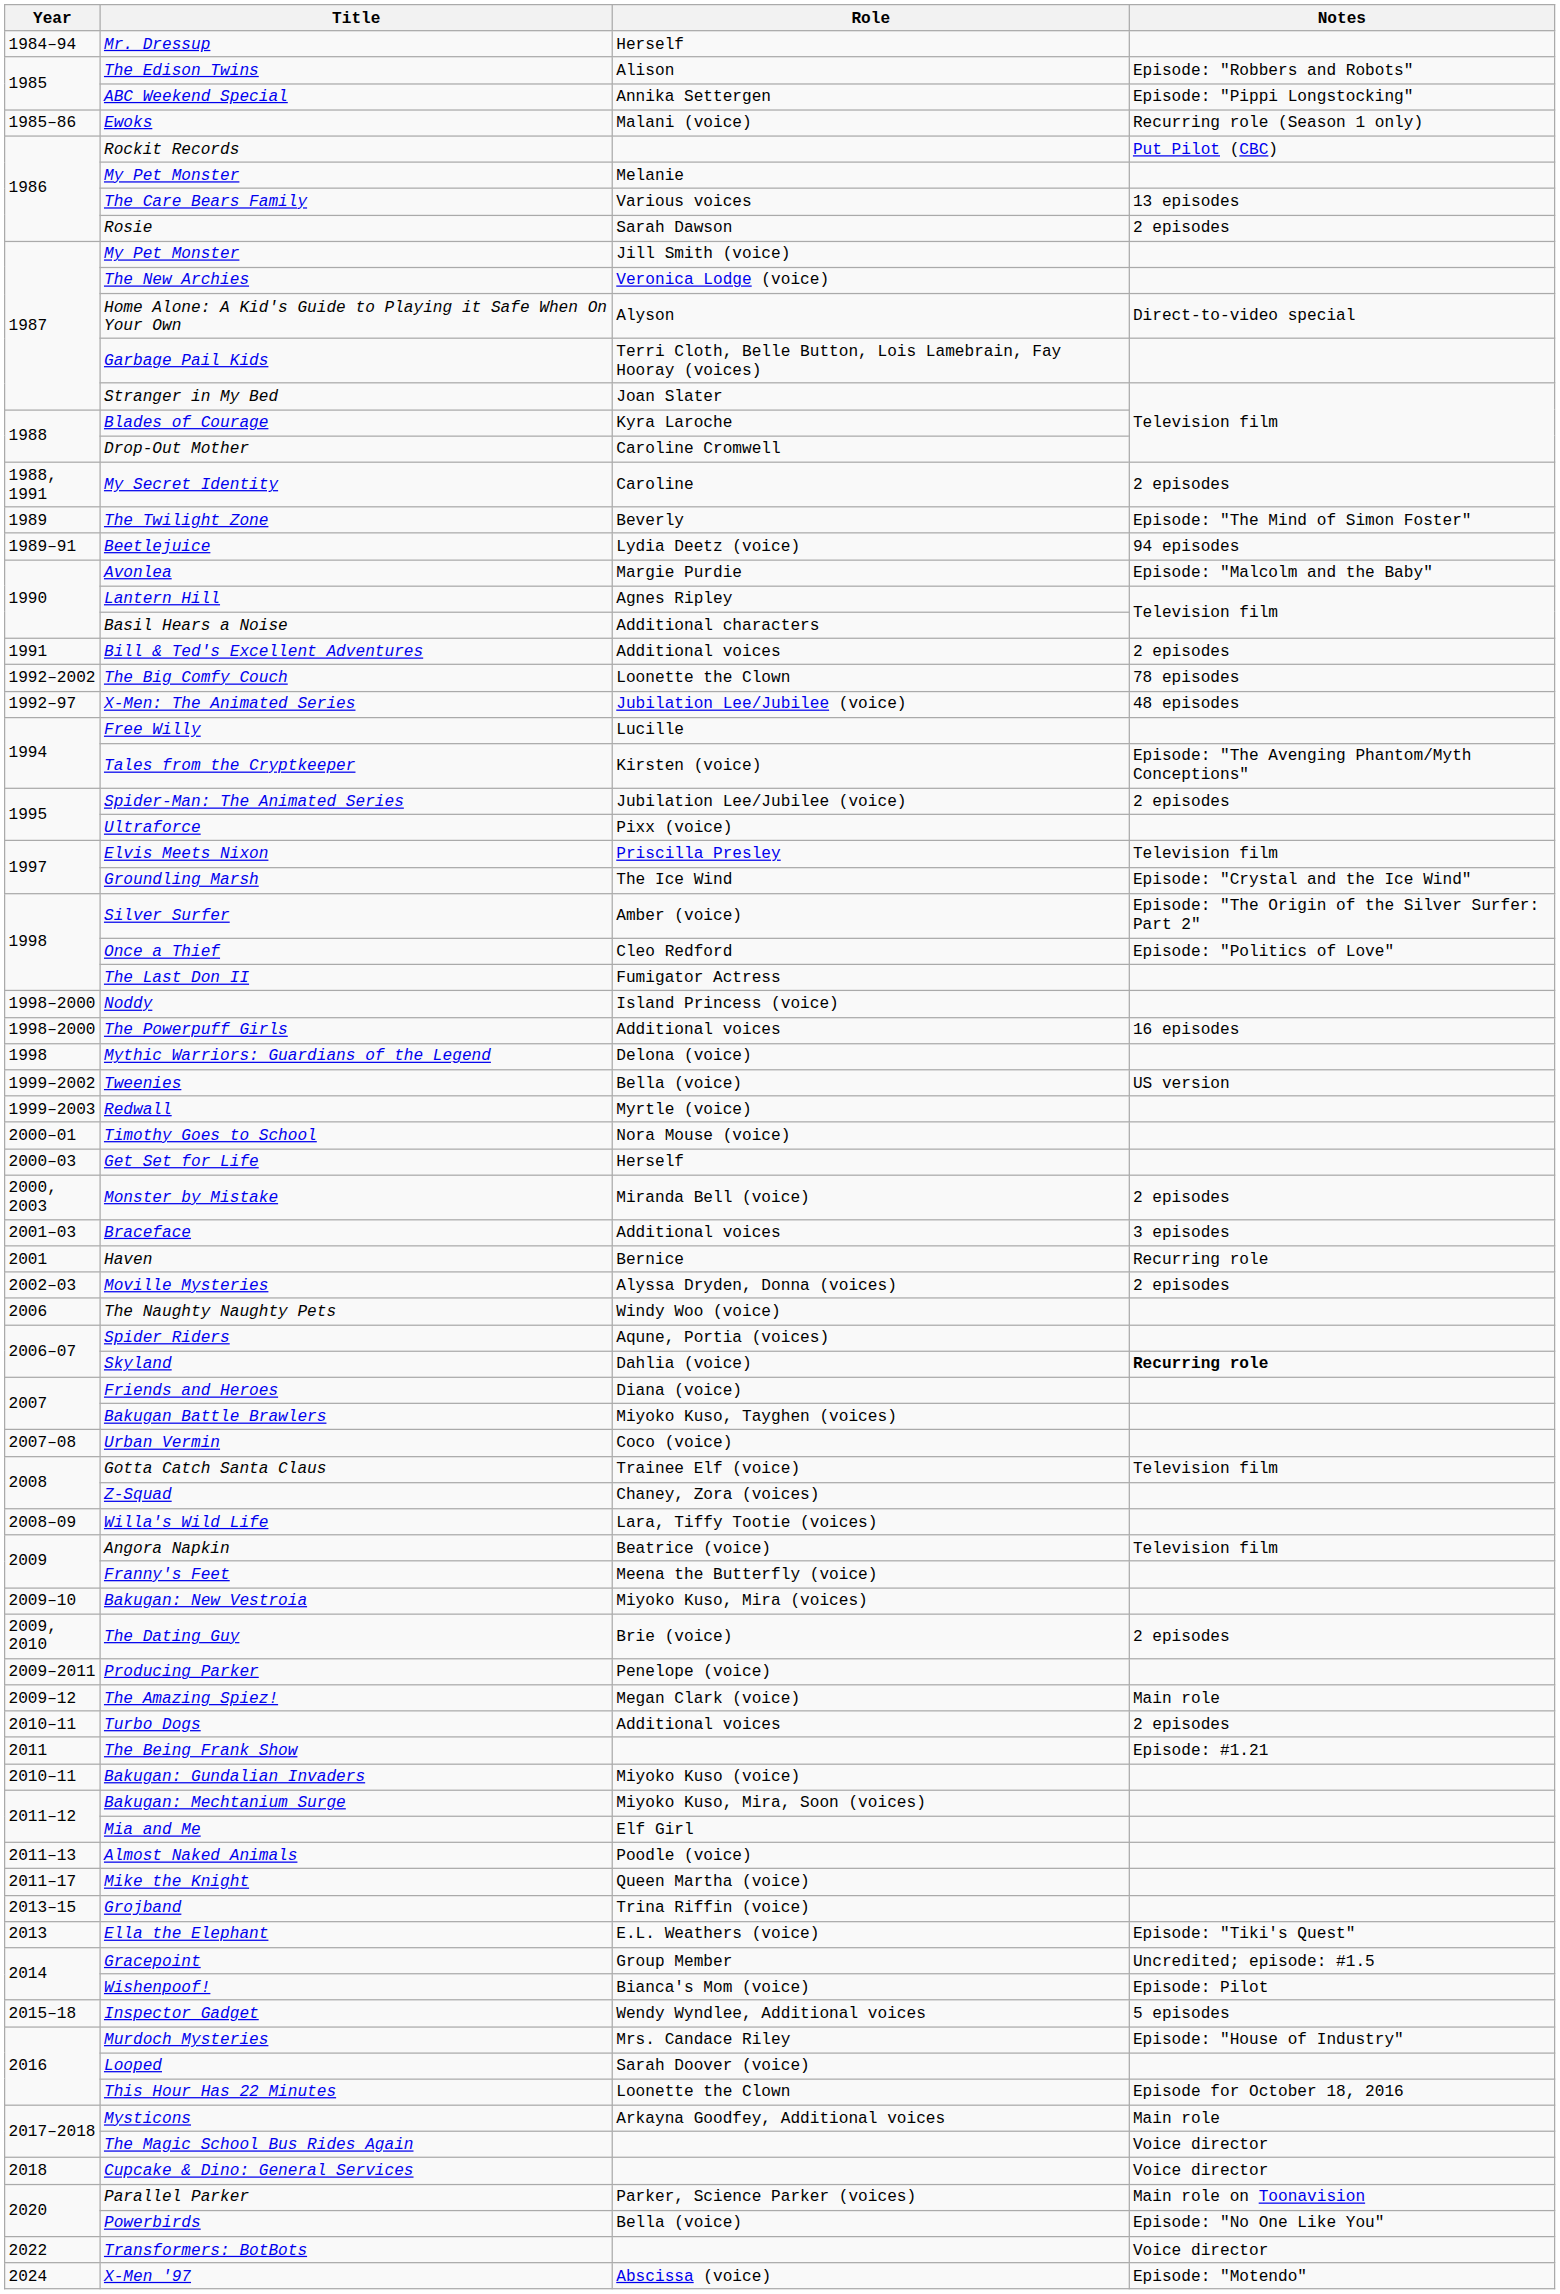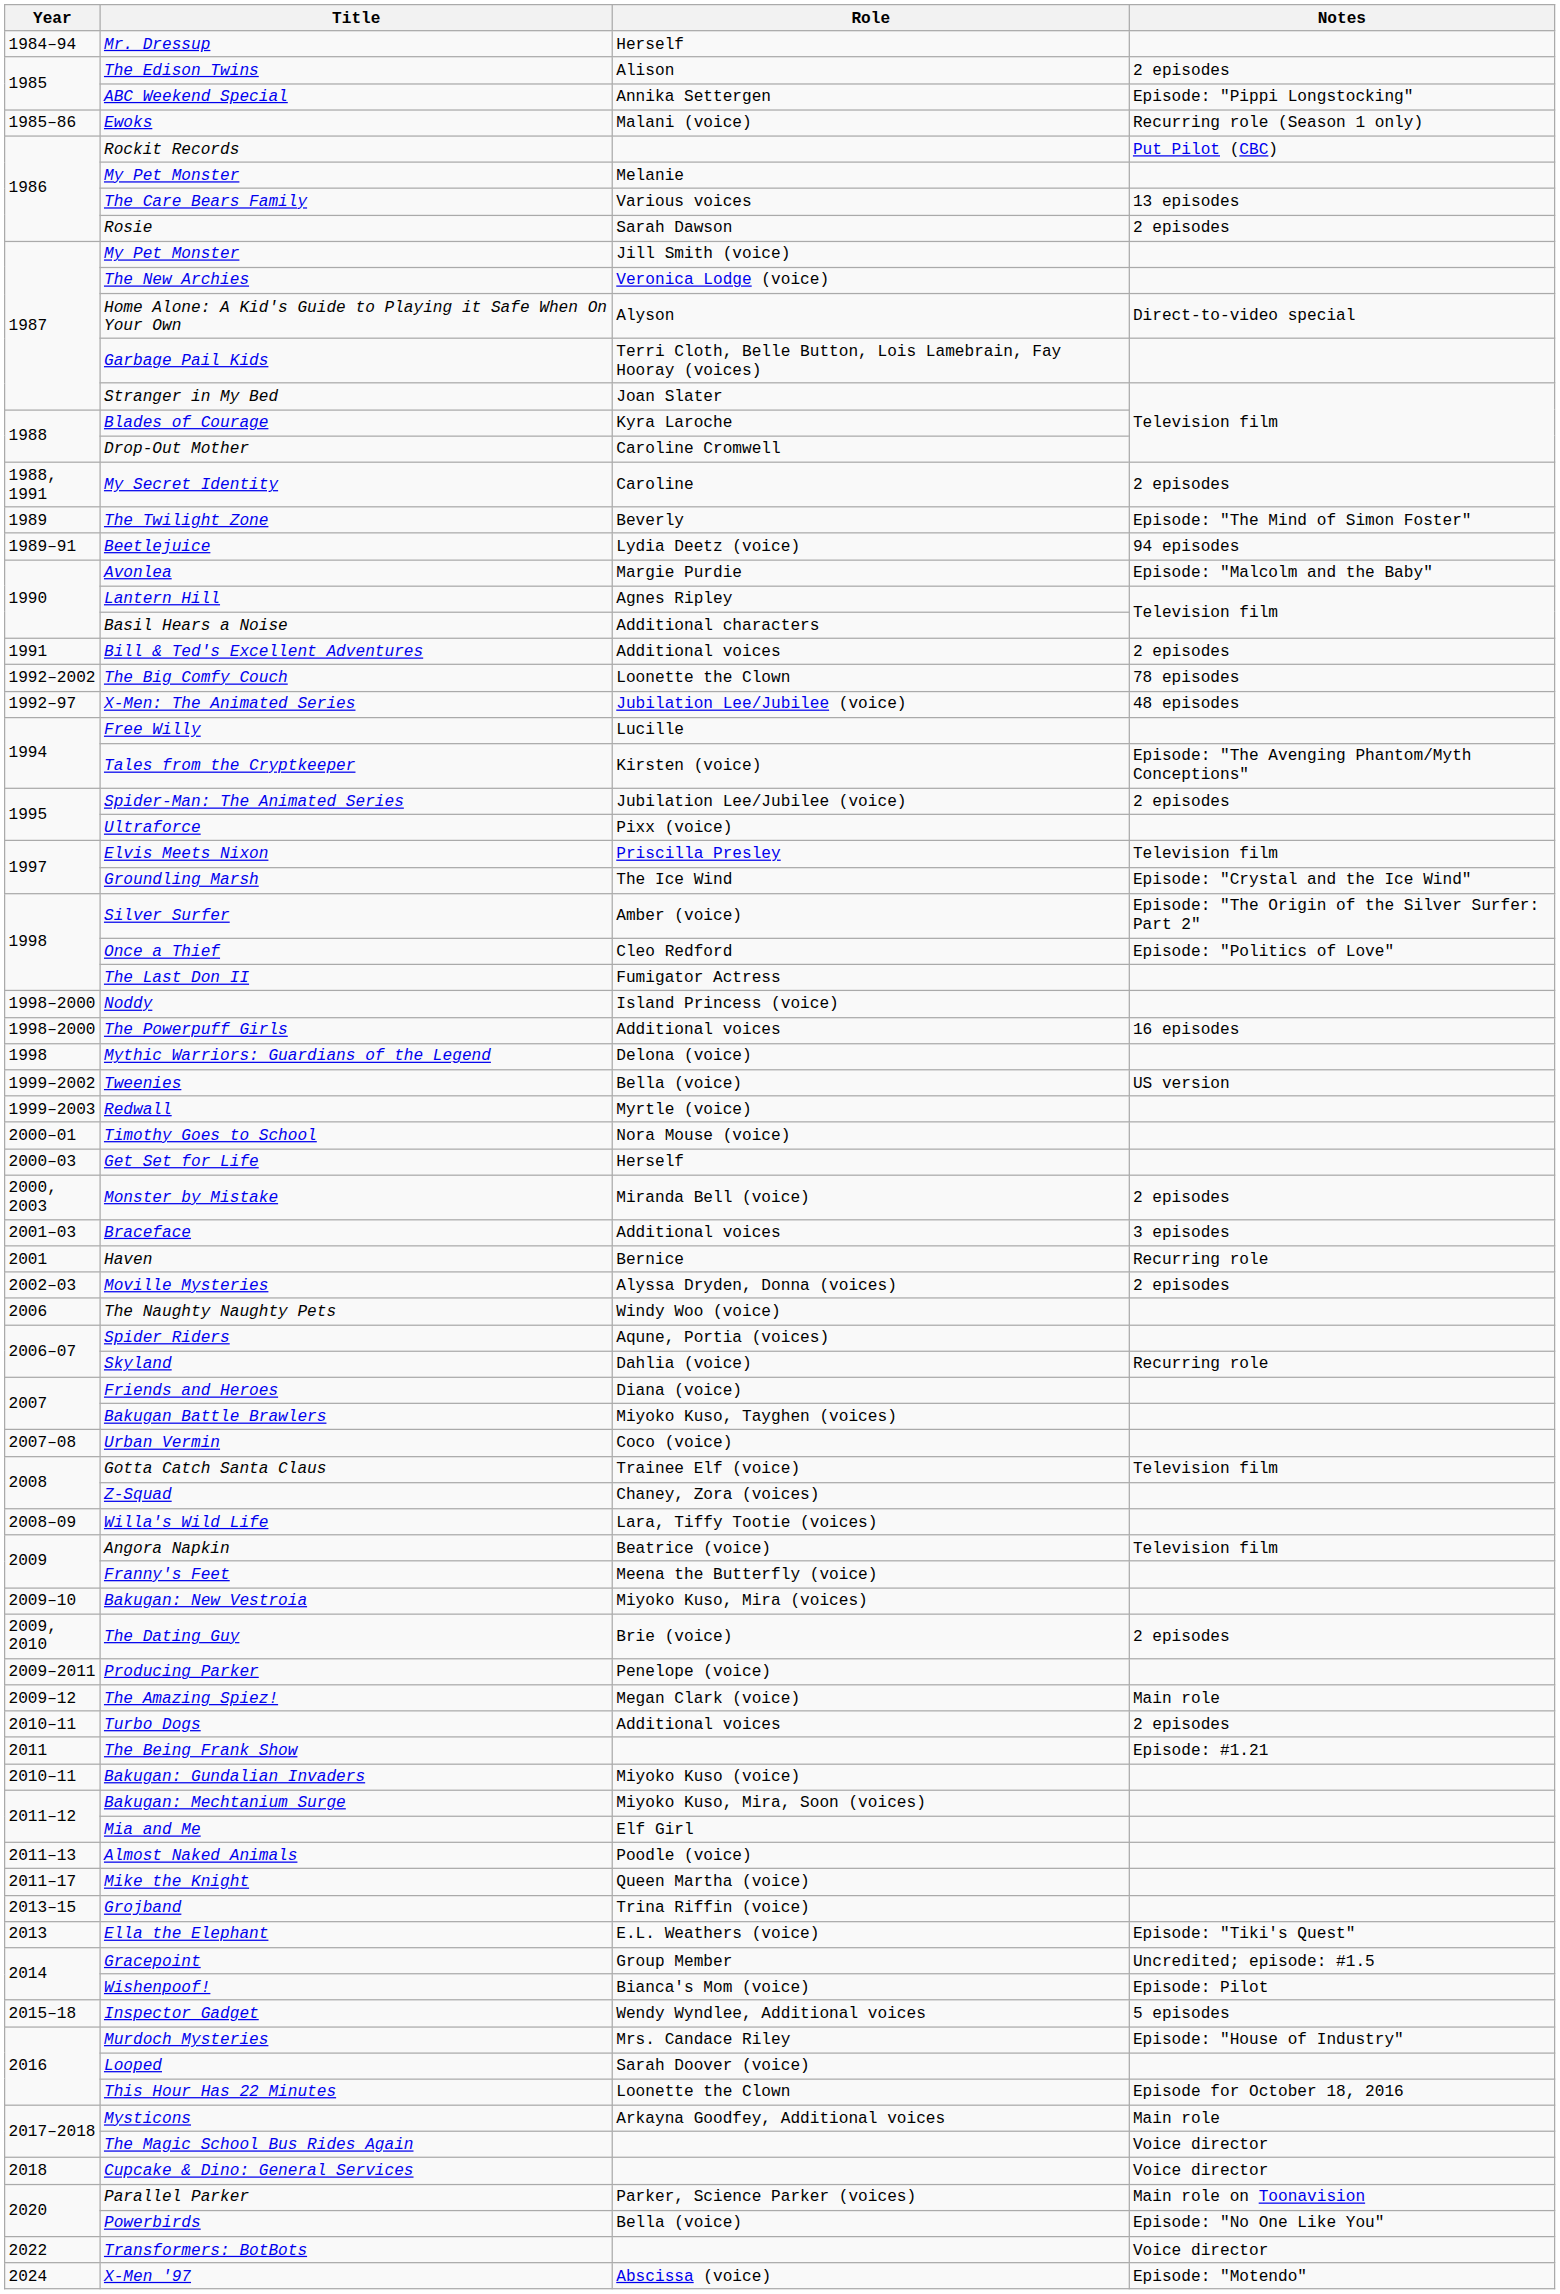(1273, 70) Episode: "Robbers and Robots" -> (1181, 70) 2 episodes
(1201, 1364) bold -> (1201, 1364) normal
